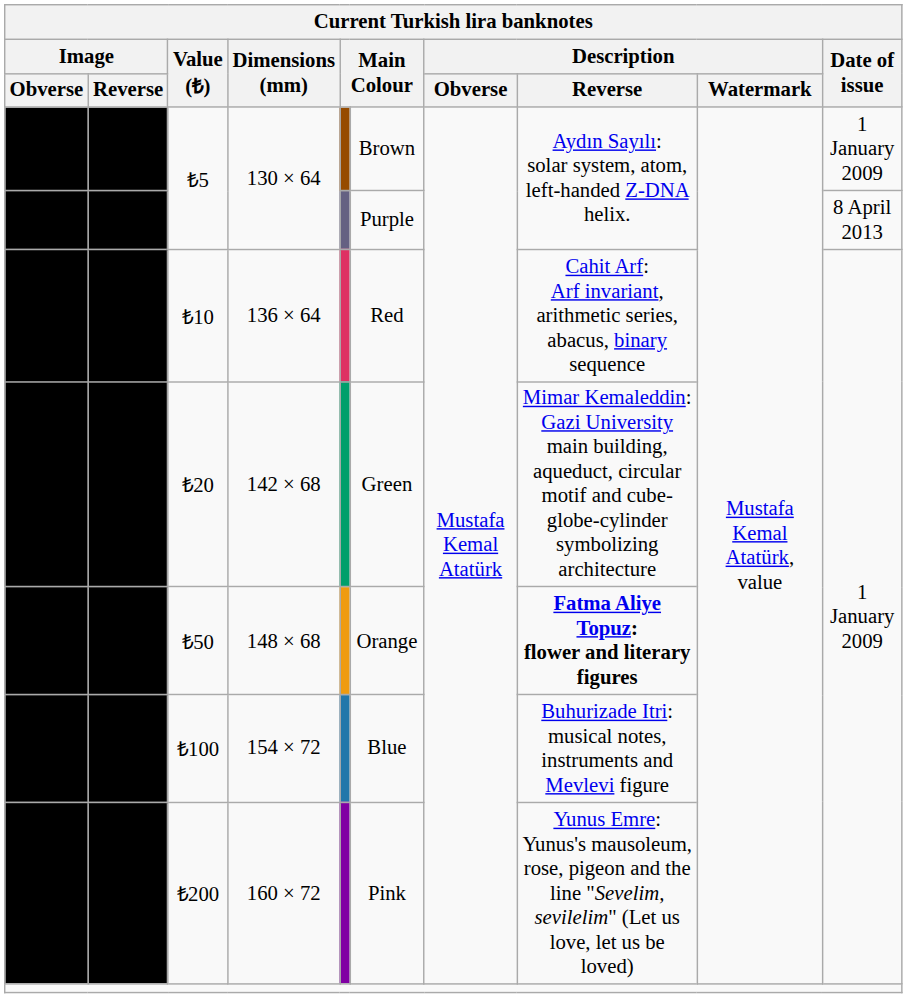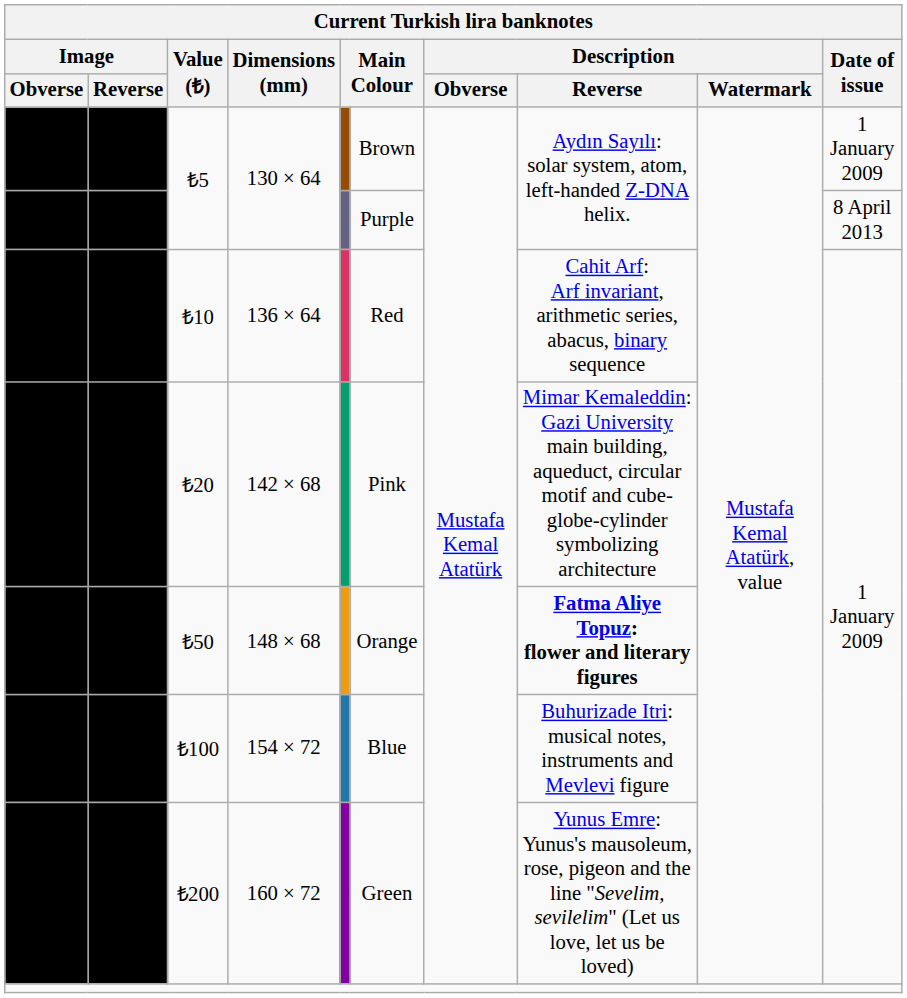(387, 484) Green -> (387, 484) Pink
(387, 892) Pink -> (387, 892) Green
